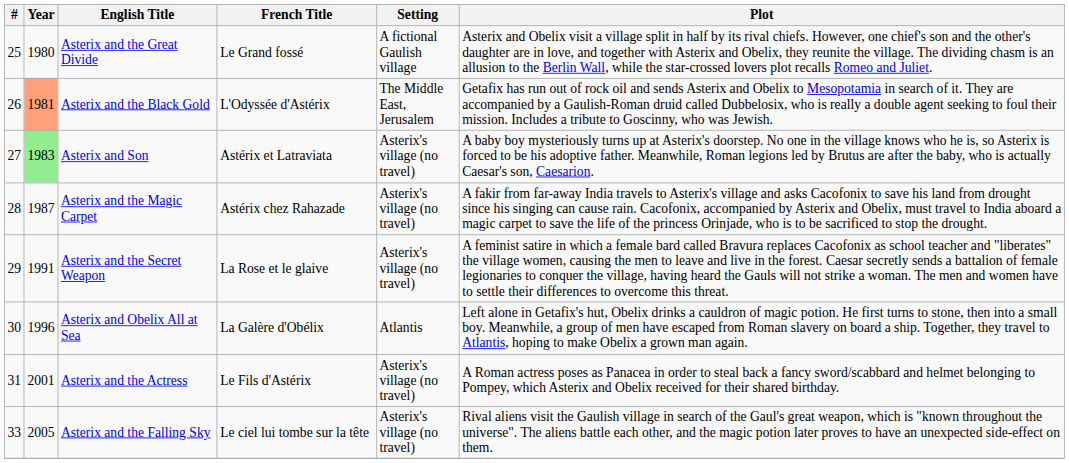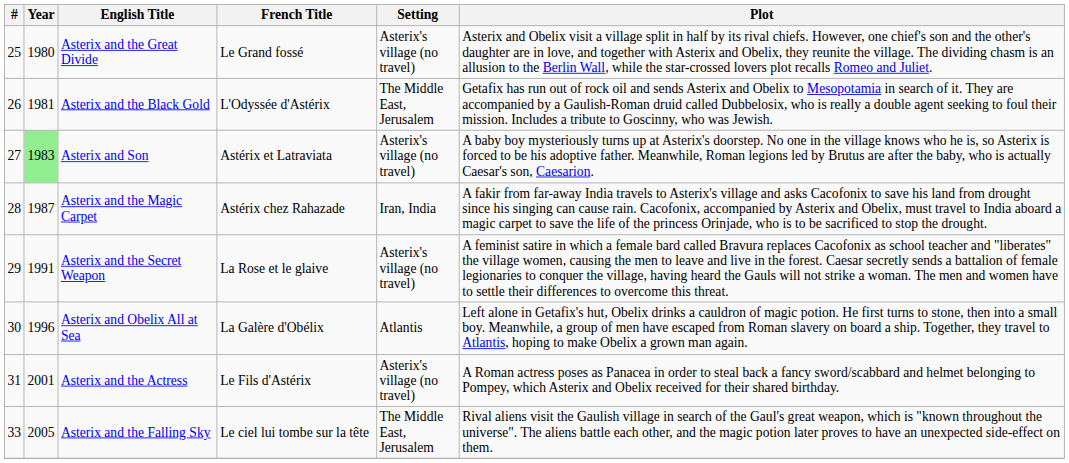(408, 52) A fictional Gaulish village -> (409, 52) Asterix's village (no travel)
(41, 104) lightsalmon background -> (41, 104) no background
(409, 208) Asterix's village (no travel) -> (408, 208) Iran, India
(409, 432) Asterix's village (no travel) -> (411, 432) The Middle East, Jerusalem
